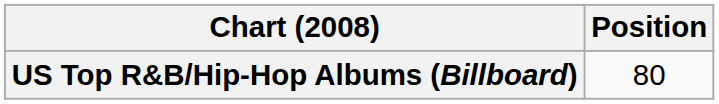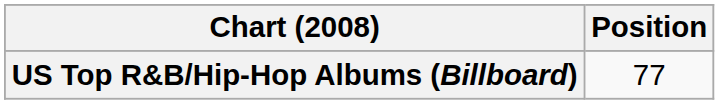(649, 74) 80 -> (649, 74) 77
